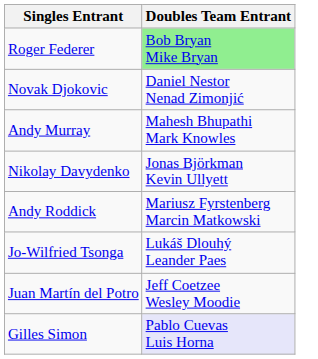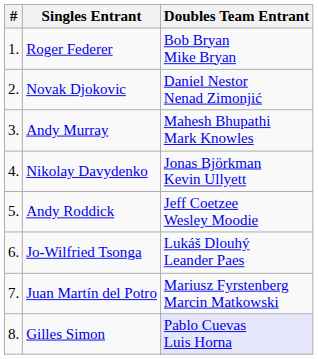+ column: (14, 16)
(182, 48) lightgreen background -> (200, 48) no background
(208, 211) Mariusz Fyrstenberg Marcin Matkowski -> (211, 211) Jeff Coetzee Wesley Moodie
(193, 293) Jeff Coetzee Wesley Moodie -> (226, 293) Mariusz Fyrstenberg Marcin Matkowski
